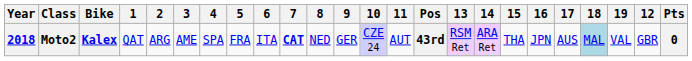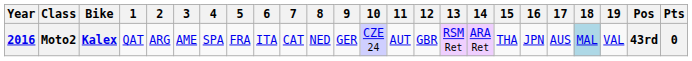columns swapped: (648, 14) <-> (430, 14)
(21, 40) 2018 -> (21, 40) 2016
(293, 40) bold -> (293, 40) normal
